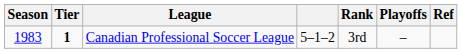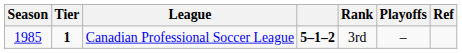(28, 37) 1983 -> (28, 37) 1985
(318, 37) normal -> (318, 37) bold
